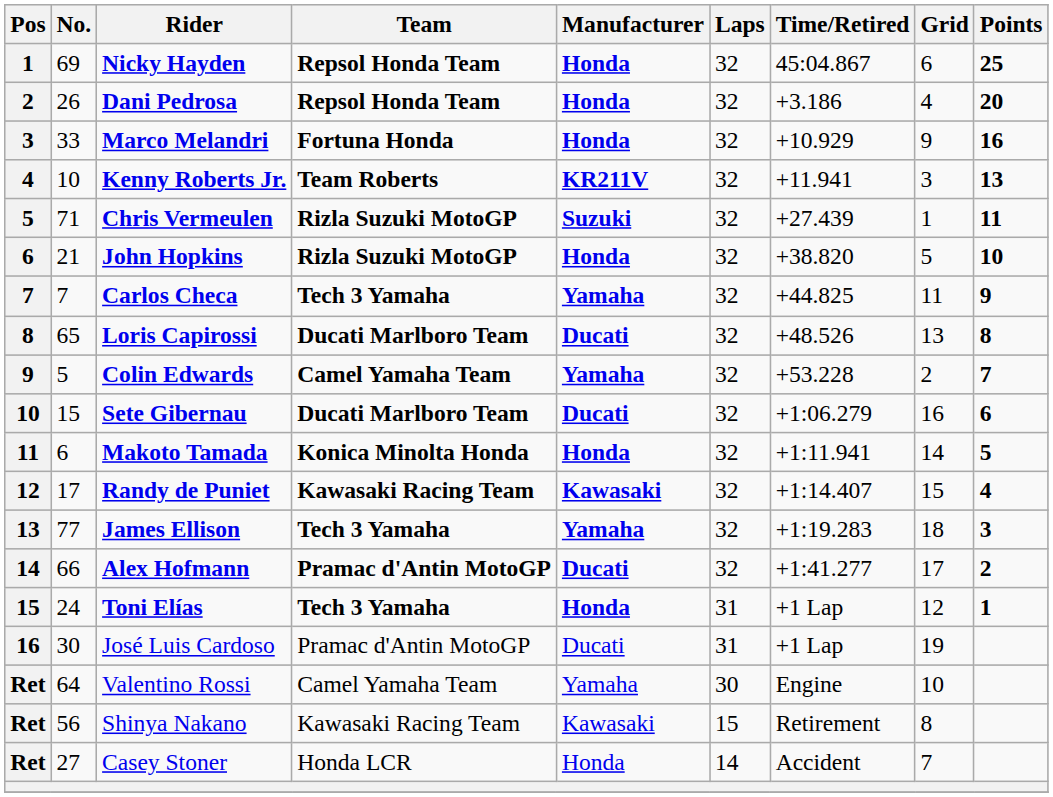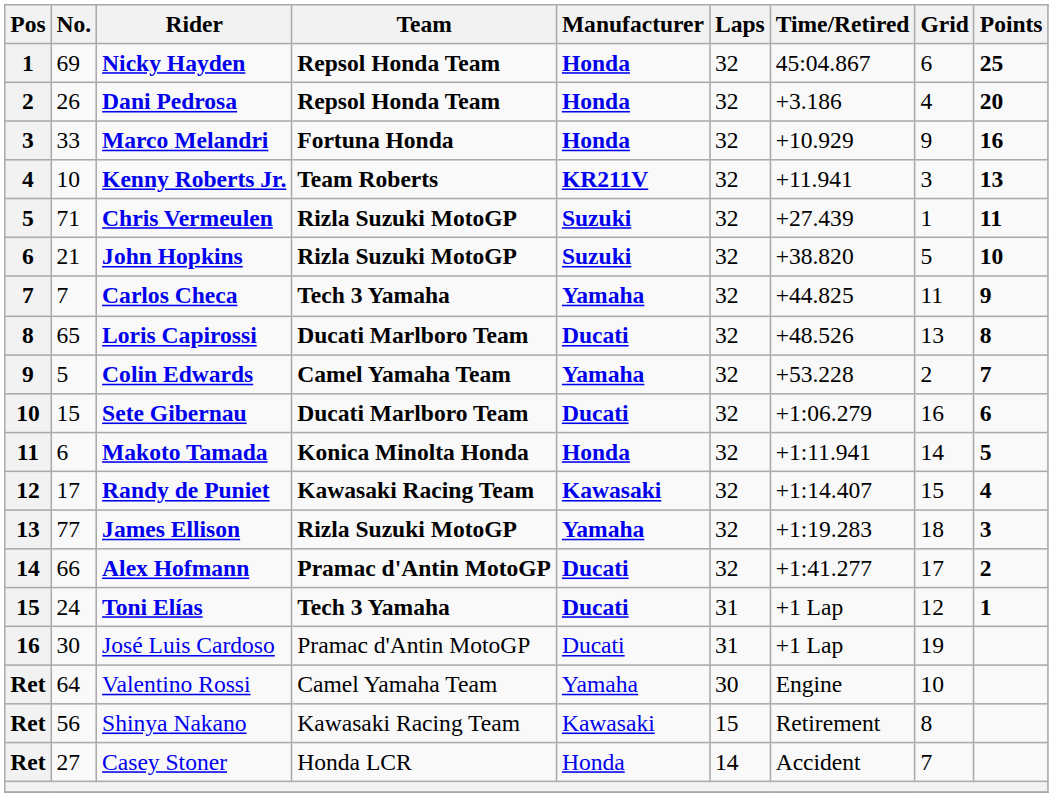(596, 257) Honda -> (597, 257) Suzuki
(374, 529) Tech 3 Yamaha -> (407, 529) Rizla Suzuki MotoGP
(596, 606) Honda -> (595, 606) Ducati
